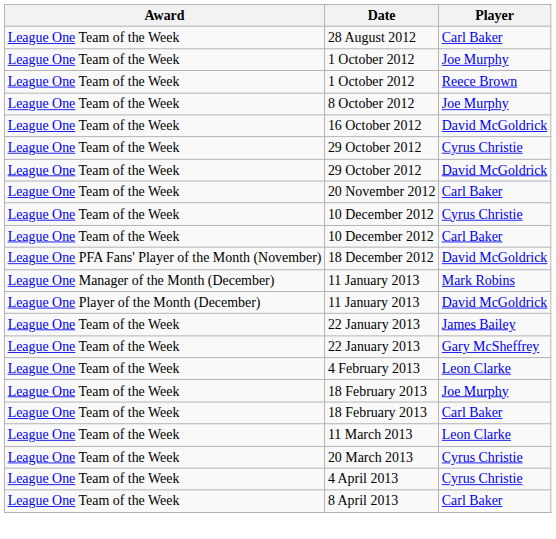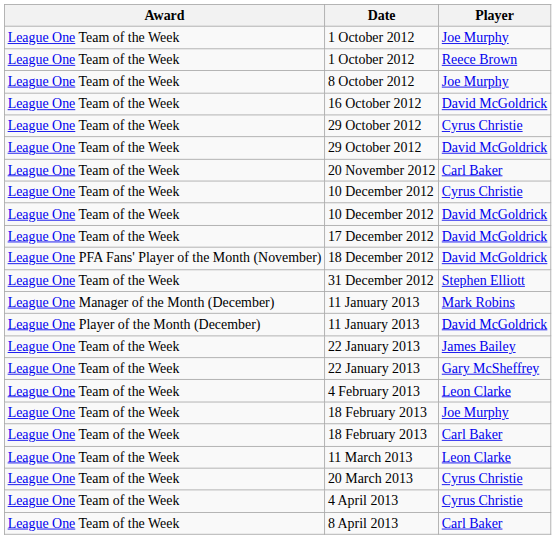- row: (372, 37)
- row: (381, 236)
+ row: (381, 214)
+ row: (381, 236)
+ row: (381, 280)
